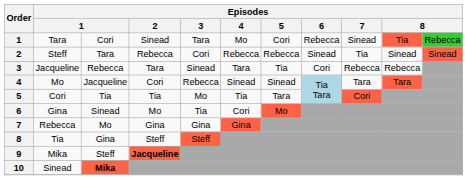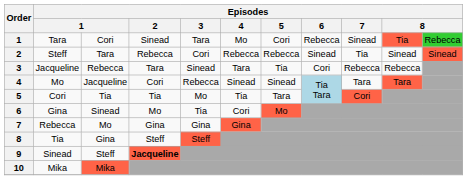(57, 153) Mika -> (57, 153) Sinead
(57, 167) Sinead -> (57, 167) Mika
(105, 167) bold -> (105, 167) normal
